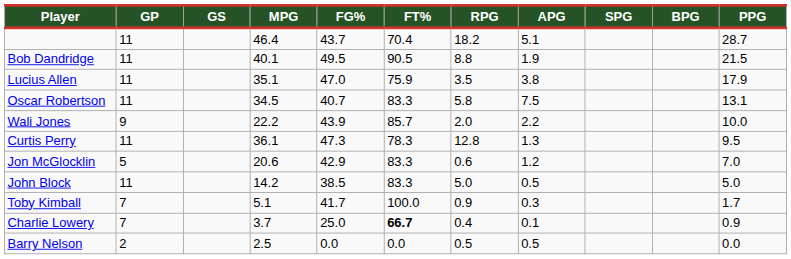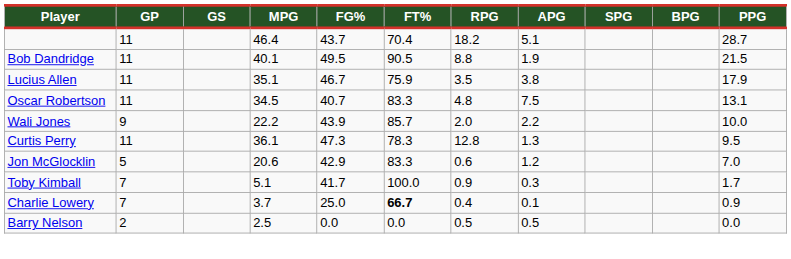(333, 80) 47.0 -> (333, 80) 46.7
(463, 101) 5.8 -> (463, 101) 4.8
- row: (39, 182)
